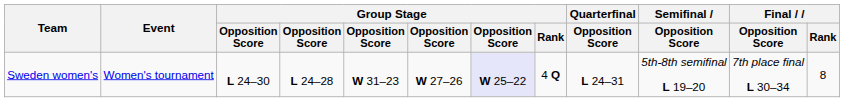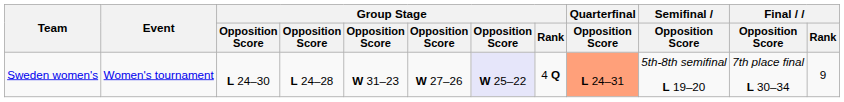(603, 81) no background -> (603, 81) lightsalmon background
(823, 75) 8 -> (823, 75) 9
